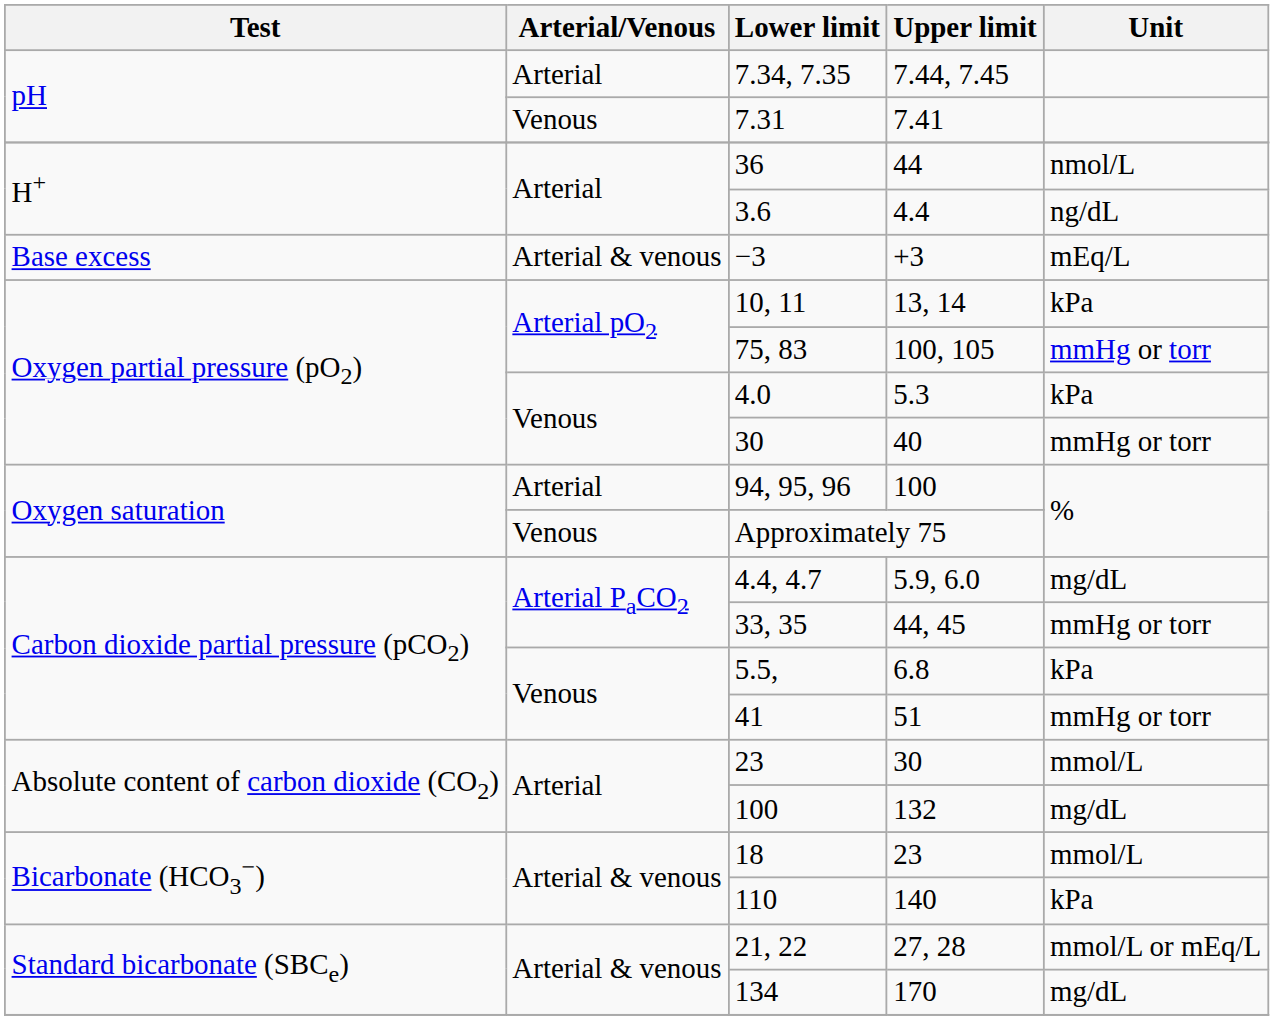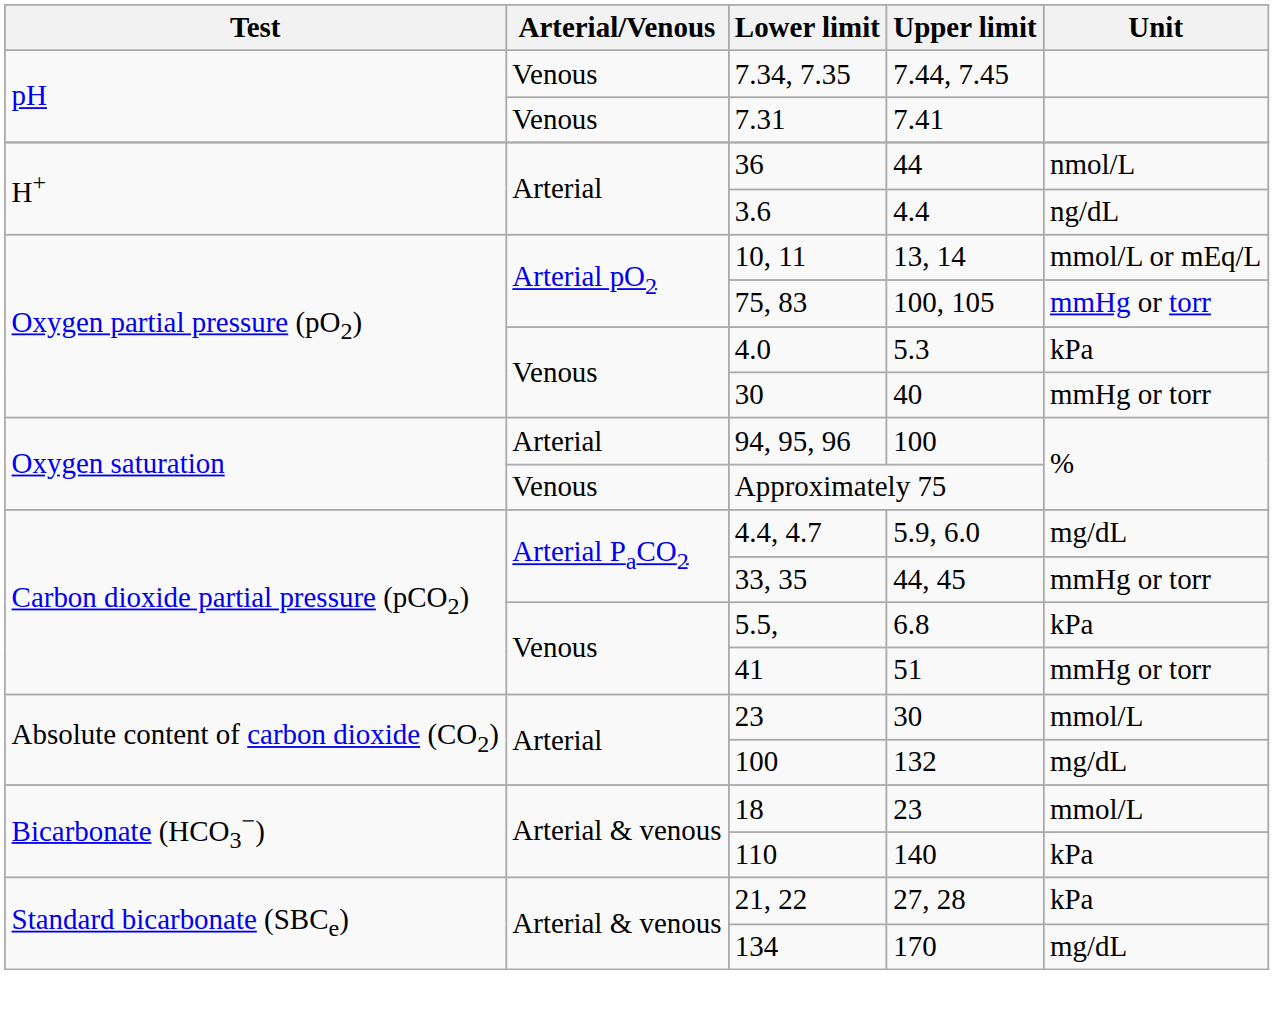(557, 73) Arterial -> (555, 73) Venous
- row: (750, 257)
(1072, 303) kPa -> (1156, 257) mmol/L or mEq/L
(1156, 946) mmol/L or mEq/L -> (1072, 900) kPa
